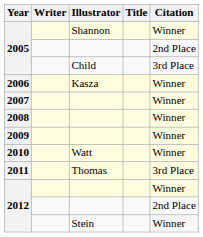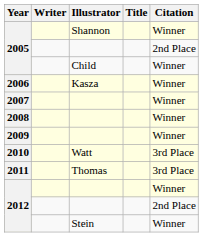(173, 65) 3rd Place -> (169, 65) Winner
(169, 153) Winner -> (173, 153) 3rd Place
